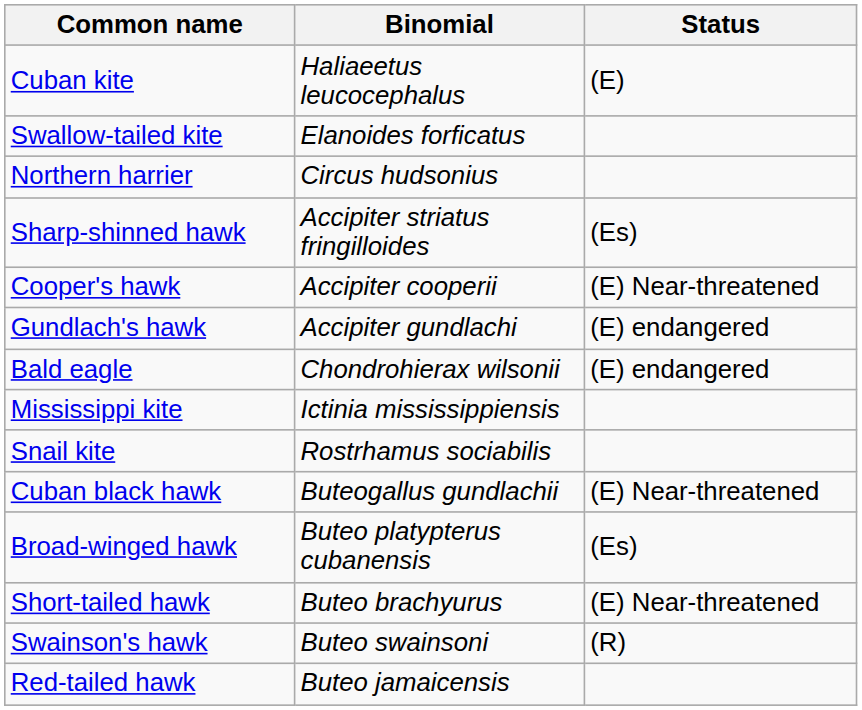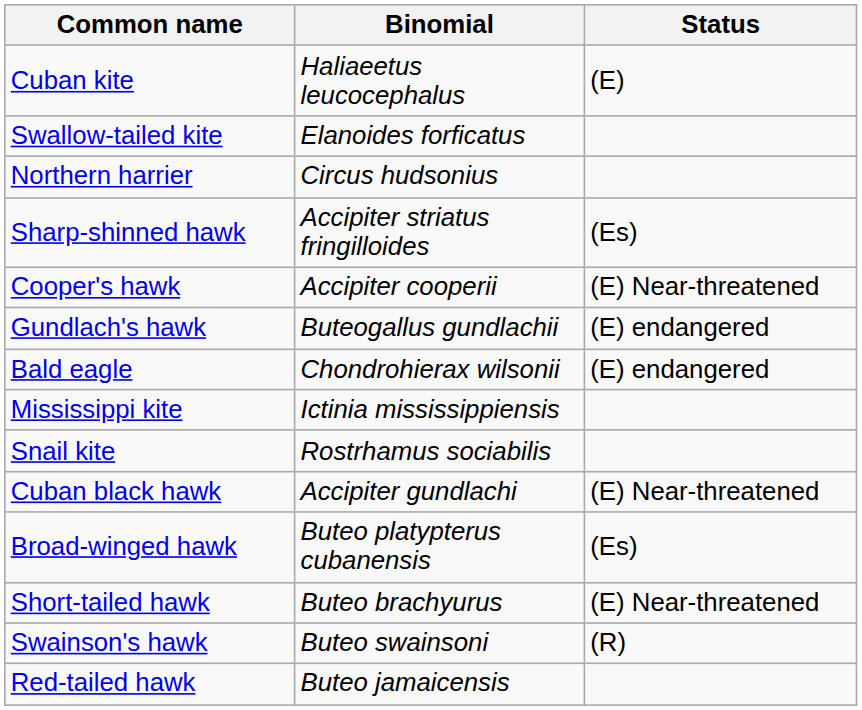(409, 328) Accipiter gundlachi -> (429, 328) Buteogallus gundlachii
(429, 491) Buteogallus gundlachii -> (409, 491) Accipiter gundlachi
